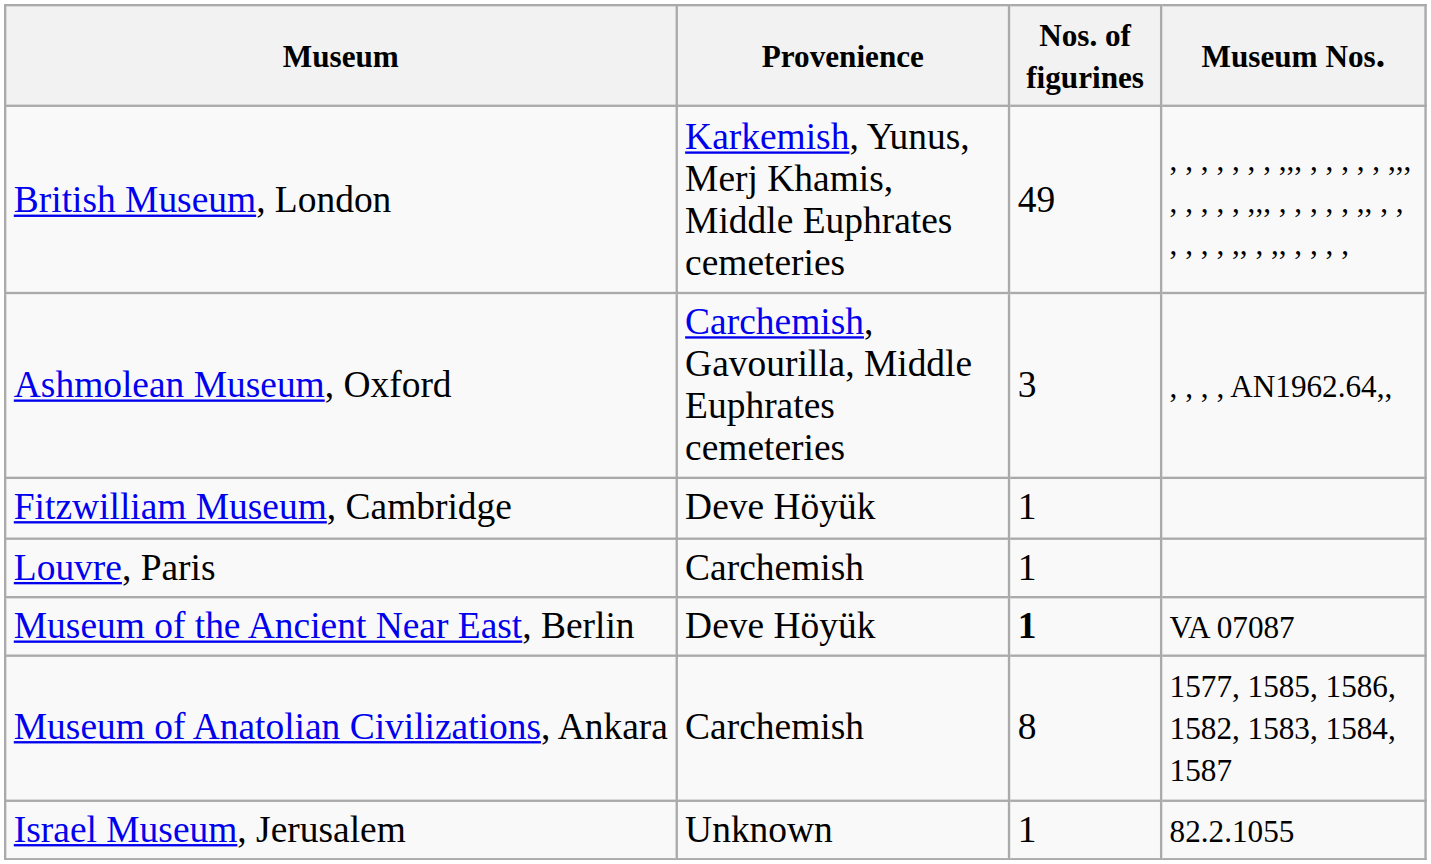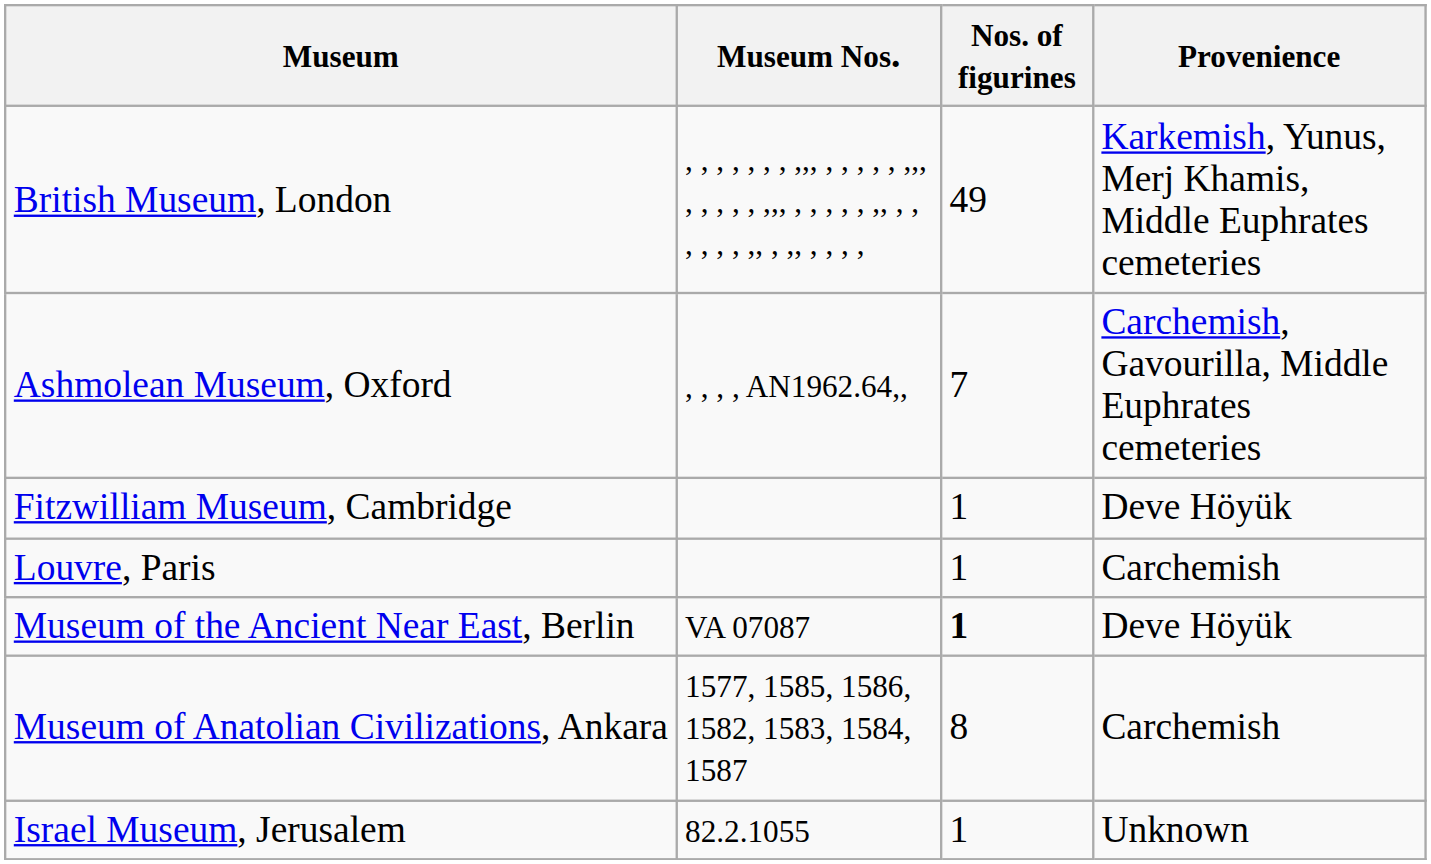columns swapped: (843, 57) <-> (1293, 55)
(1027, 384) 3 -> (959, 384) 7
